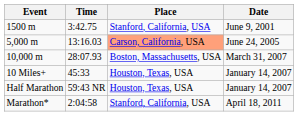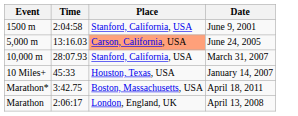(82, 27) 3:42.75 -> (68, 27) 2:04:58
(165, 57) Boston, Massachusetts, USA -> (142, 57) Stanford, California, USA
- row: (35, 88)
(82, 103) 2:04:58 -> (68, 88) 3:42.75
(160, 103) Stanford, California, USA -> (147, 88) Boston, Massachusetts, USA
+ row: (25, 103)
